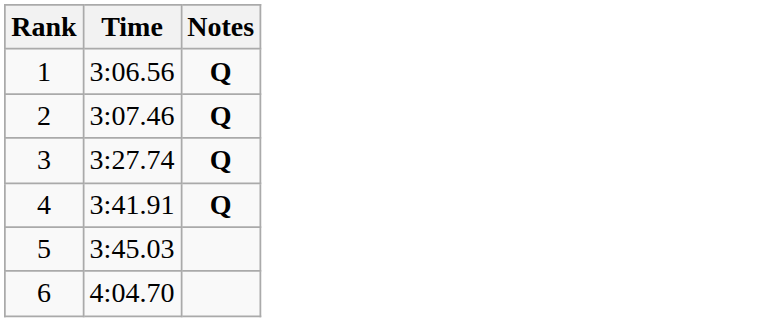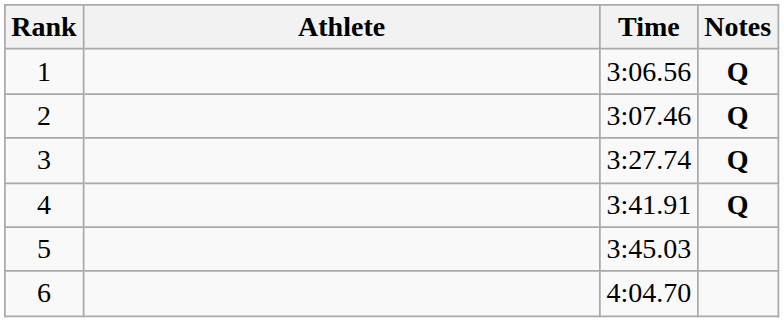+ column: (342, 26)
